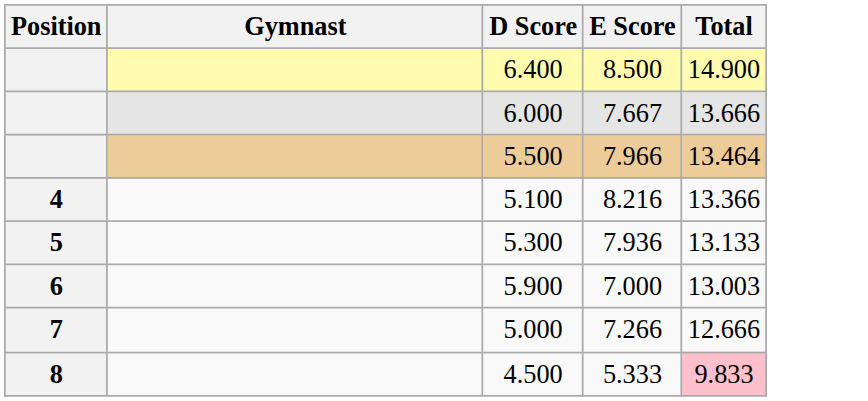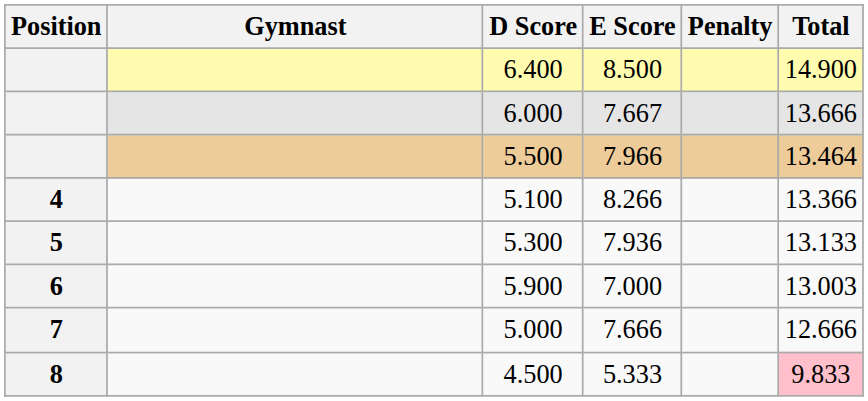+ column: (730, 26)
(632, 199) 8.216 -> (632, 199) 8.266
(632, 329) 7.266 -> (632, 329) 7.666
